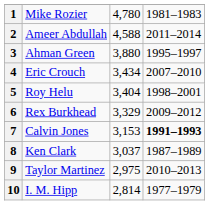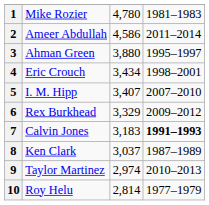(127, 33) 4,588 -> (127, 33) 4,586
(174, 72) 2007–2010 -> (174, 72) 1998–2001
(49, 92) Roy Helu -> (51, 92) I. M. Hipp
(127, 92) 3,404 -> (127, 92) 3,407
(174, 92) 1998–2001 -> (174, 92) 2007–2010
(127, 131) 3,153 -> (127, 131) 3,183
(127, 170) 2,975 -> (127, 170) 2,974
(51, 190) I. M. Hipp -> (49, 190) Roy Helu
